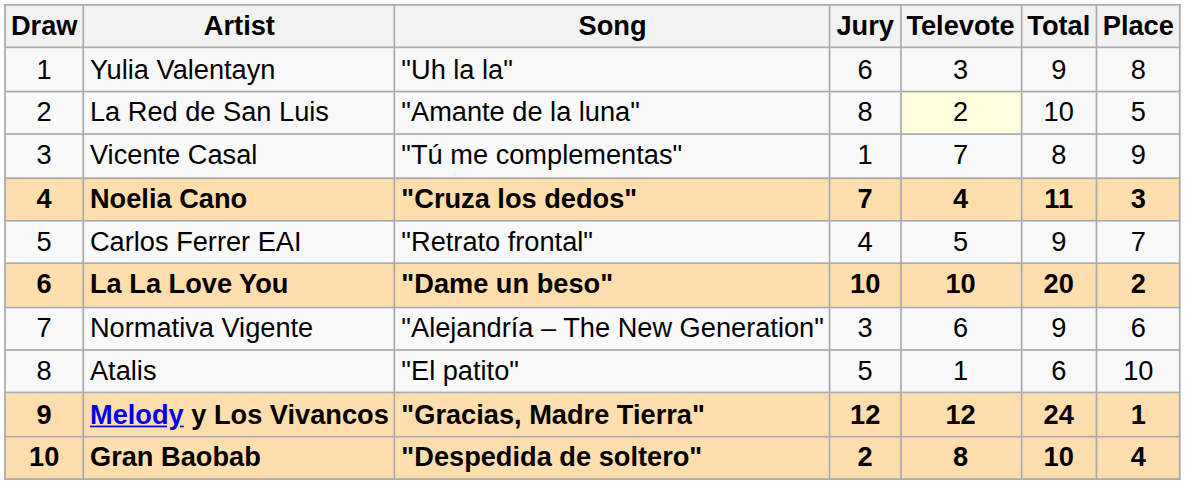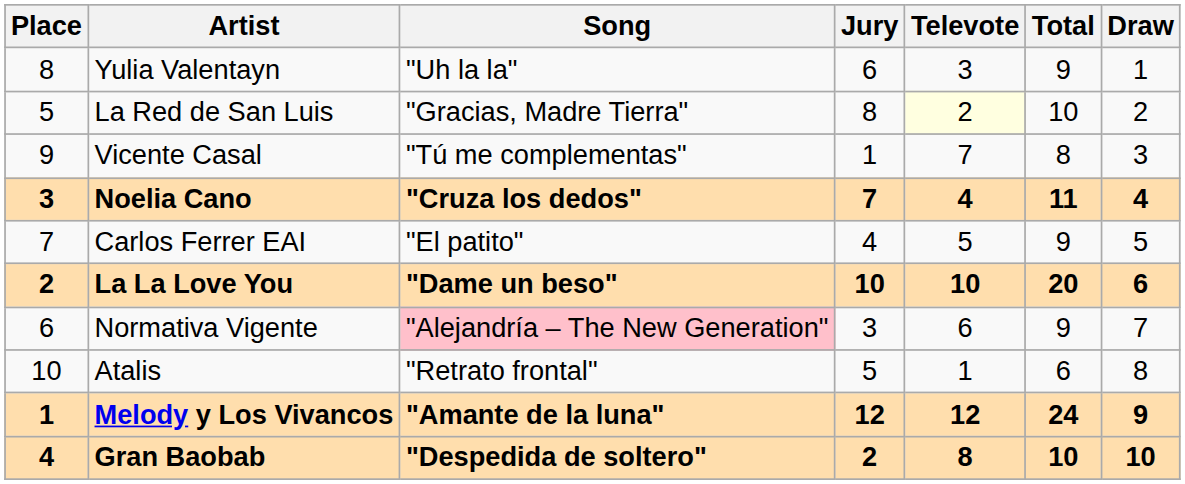columns swapped: (44, 26) <-> (1138, 26)
(521, 112) "Amante de la luna" -> (547, 112) "Gracias, Madre Tierra"
(497, 241) "Retrato frontal" -> (465, 241) "El patito"
(613, 328) no background -> (617, 328) pink background
(460, 371) "El patito" -> (502, 371) "Retrato frontal"
(553, 414) "Gracias, Madre Tierra" -> (535, 414) "Amante de la luna"
